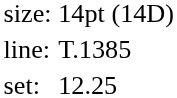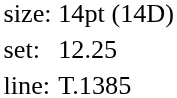rows swapped: (22, 85) <-> (27, 49)
